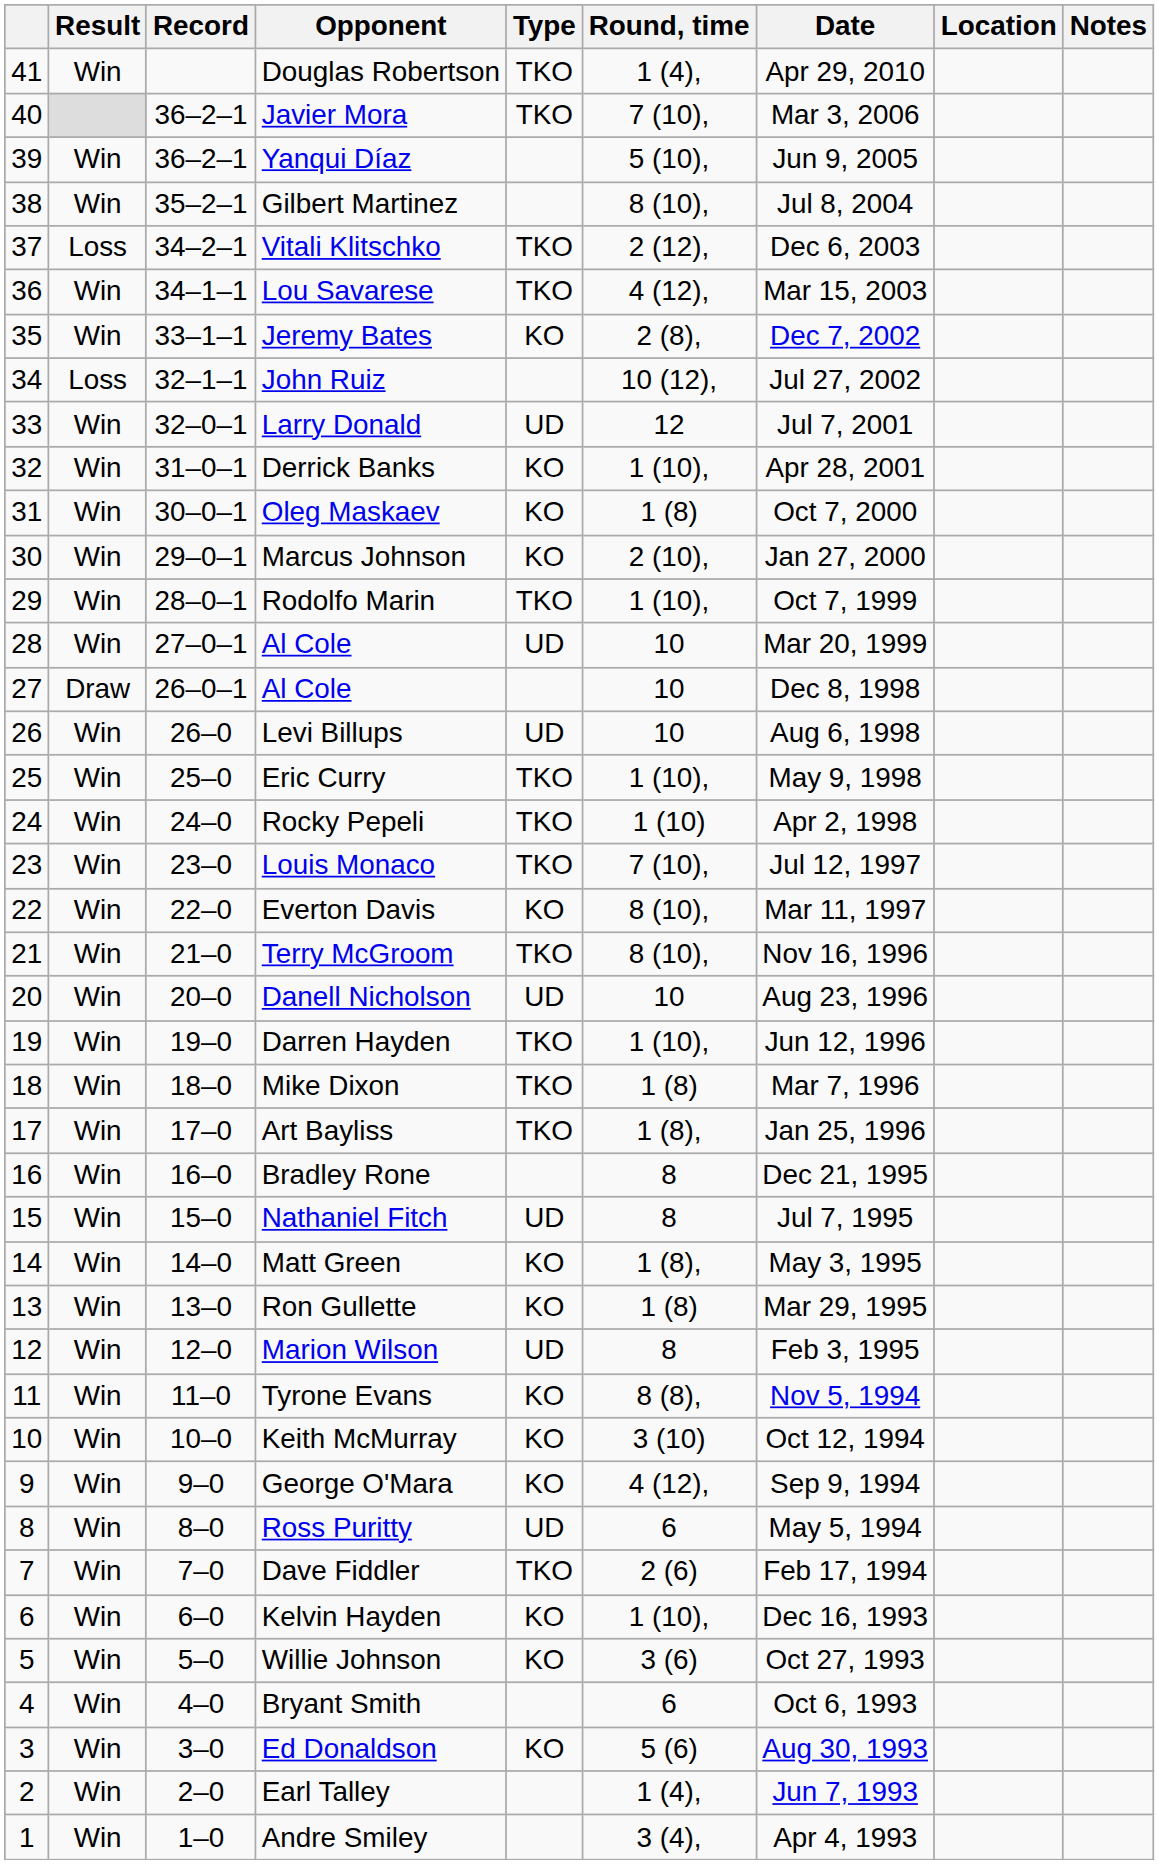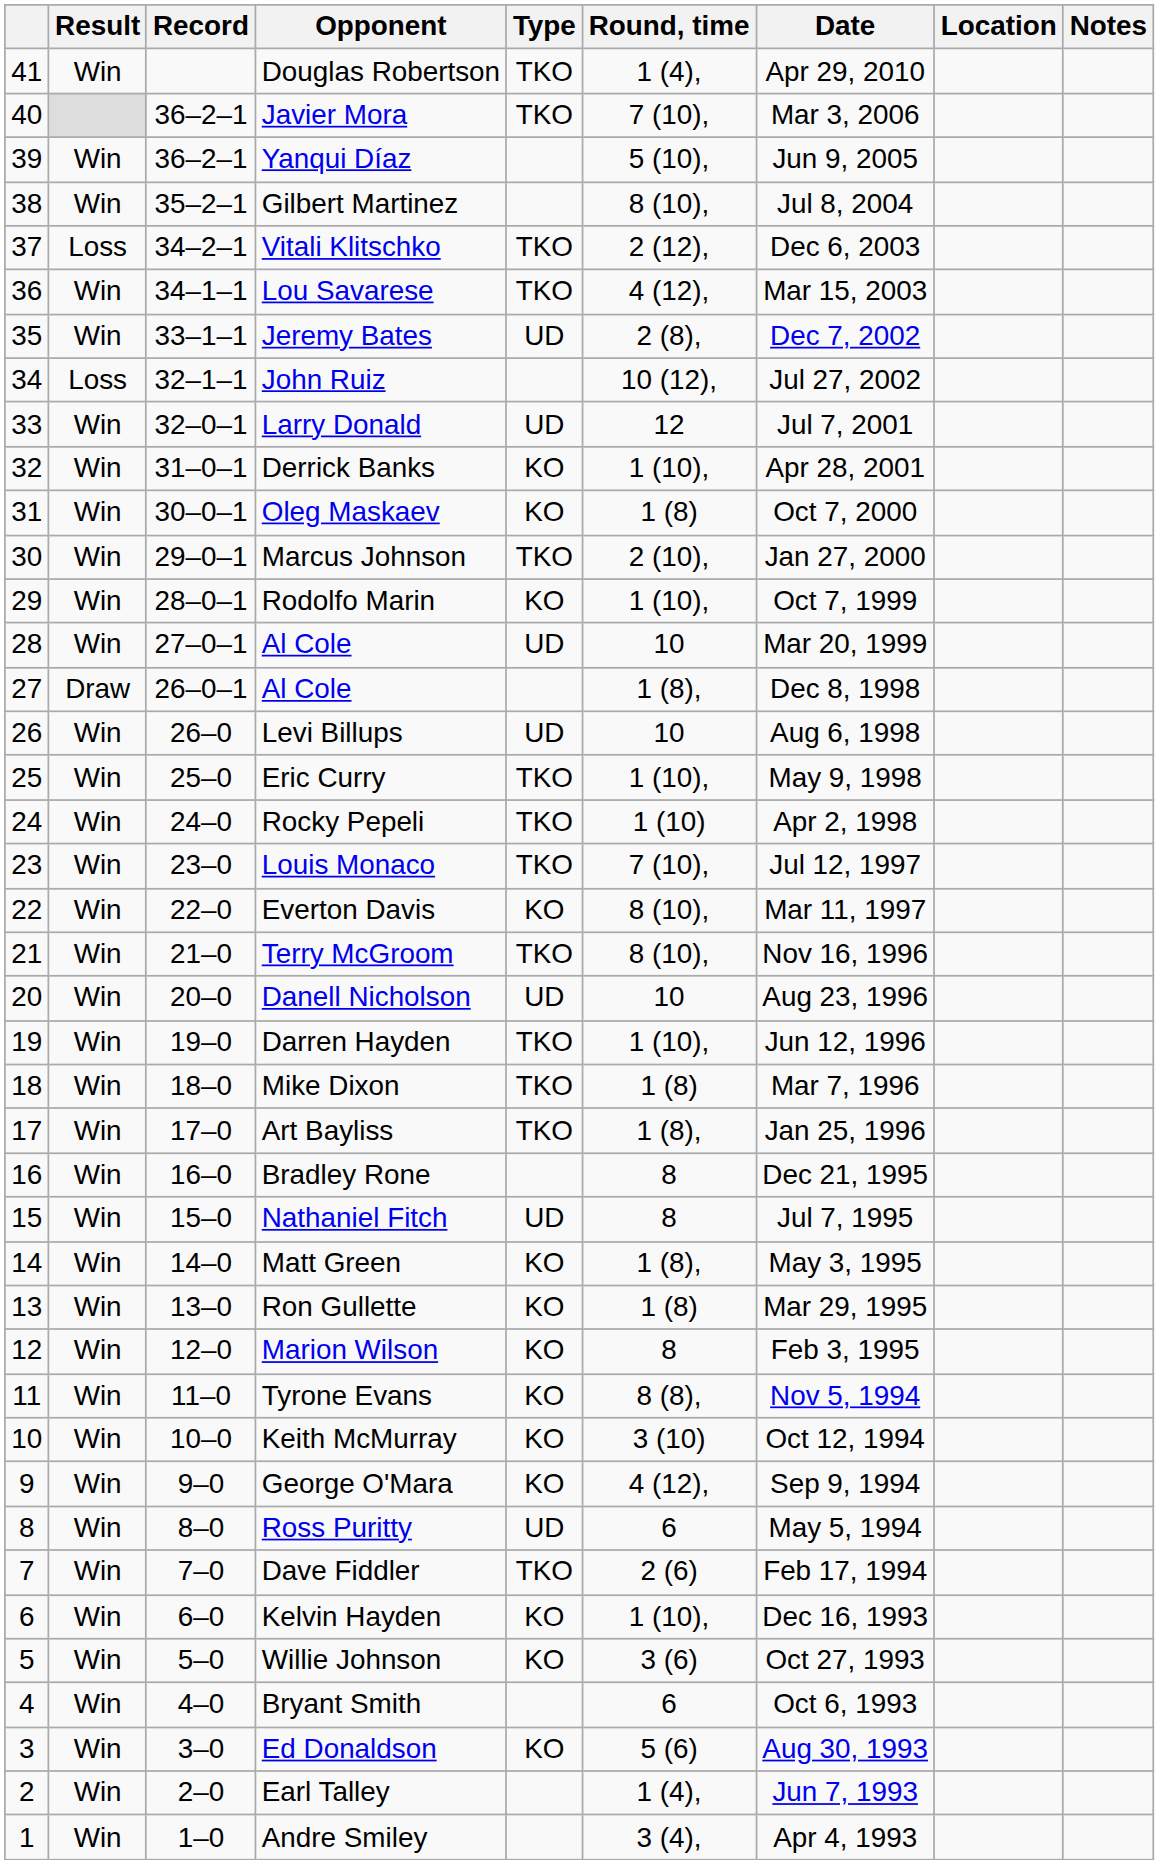(544, 335) KO -> (544, 335) UD
(544, 556) KO -> (544, 556) TKO
(544, 600) TKO -> (544, 600) KO
(669, 688) 10 -> (669, 688) 1 (8),
(544, 1351) UD -> (544, 1351) KO
